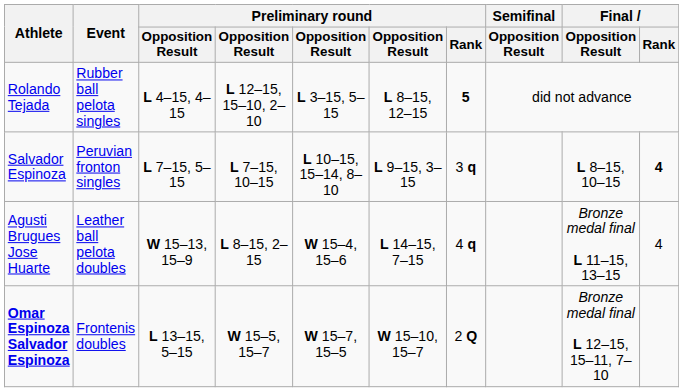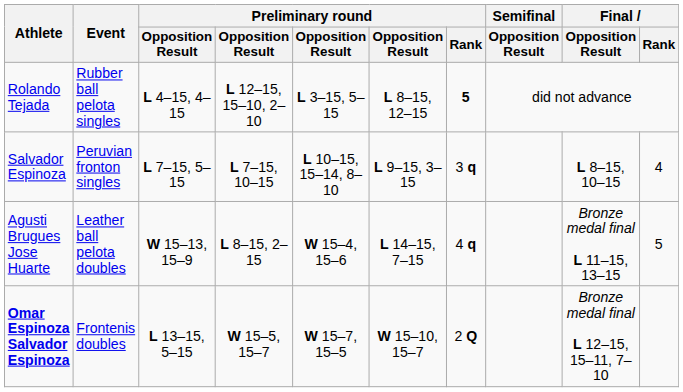(659, 167) bold -> (659, 167) normal
(659, 244) 4 -> (659, 244) 5
